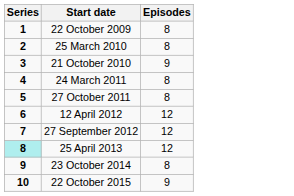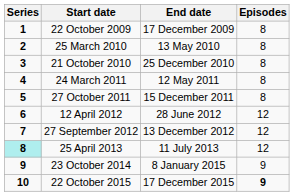+ column: (189, 13)
(167, 64) 9 -> (263, 64) 8
(167, 166) 8 -> (263, 166) 9
(167, 183) normal -> (263, 183) bold
